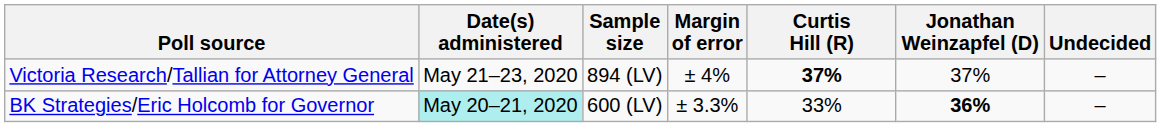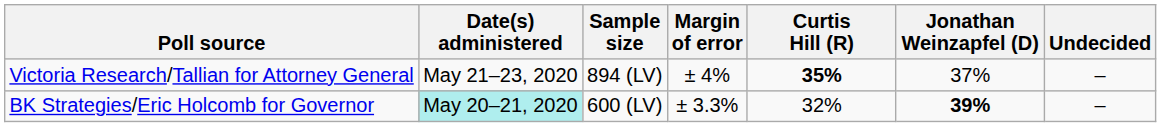(822, 75) 37% -> (822, 75) 35%
(822, 106) 33% -> (822, 106) 32%
(970, 106) 36% -> (970, 106) 39%
